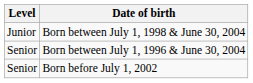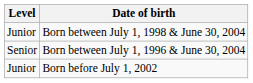(22, 68) Senior -> (21, 68) Junior
